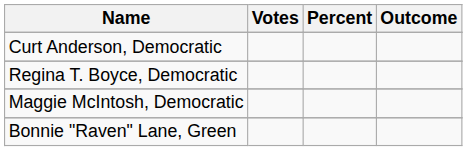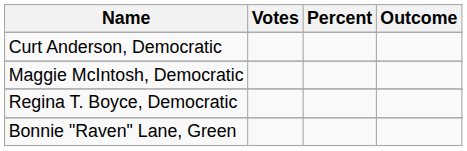rows swapped: (123, 74) <-> (126, 103)
